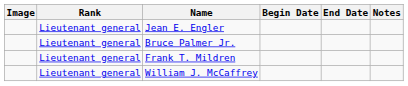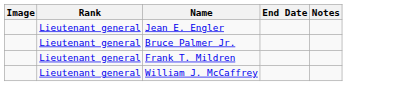- column: (290, 12)
